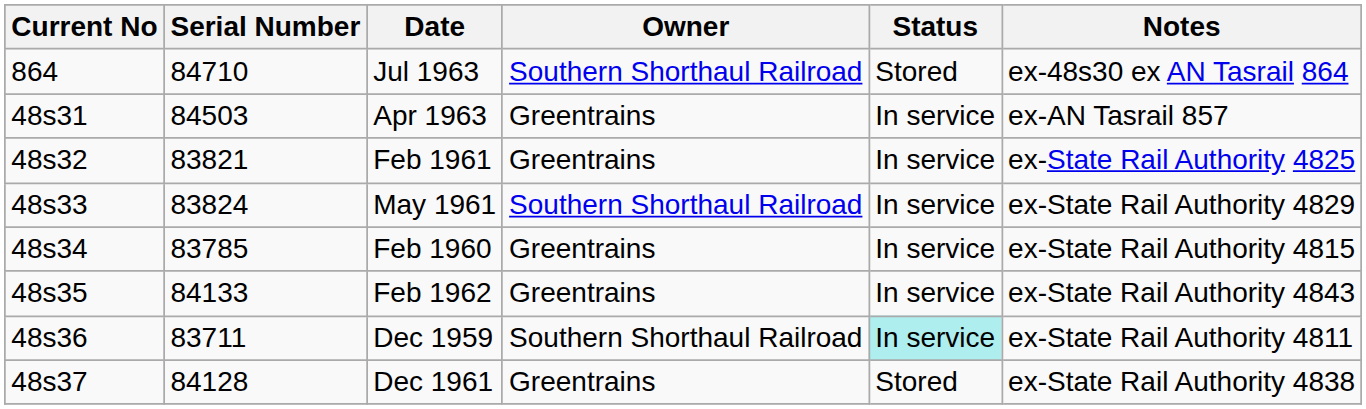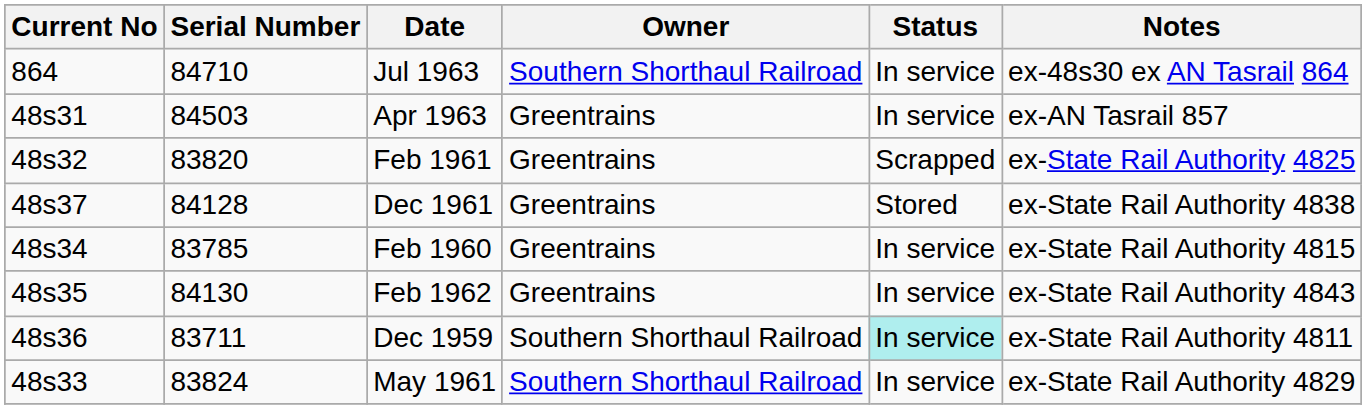(917, 71) Stored -> (935, 71) In service
(209, 159) 83821 -> (209, 159) 83820
(935, 159) In service -> (935, 159) Scrapped
rows swapped: (435, 204) <-> (433, 381)
(209, 293) 84133 -> (209, 293) 84130
